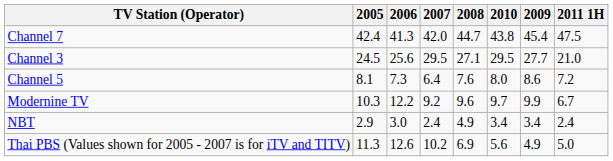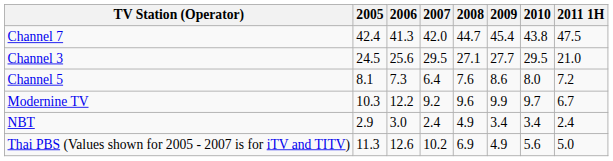columns swapped: (537, 15) <-> (504, 15)
